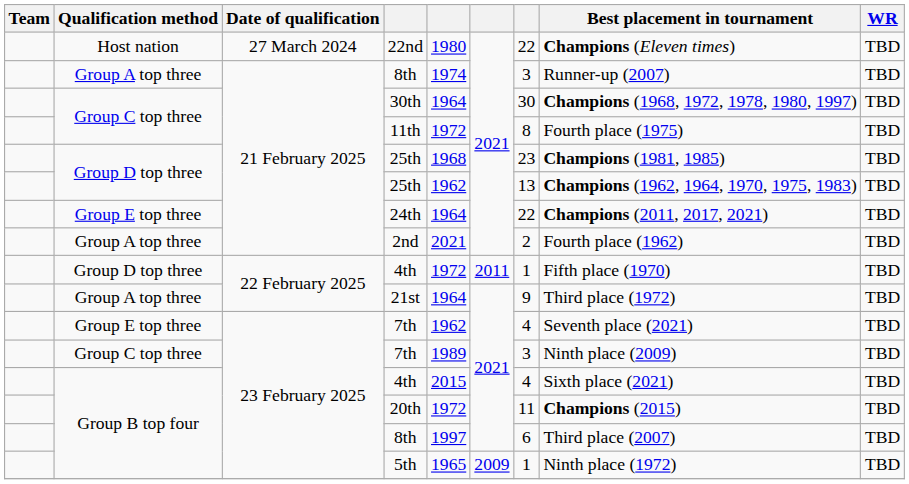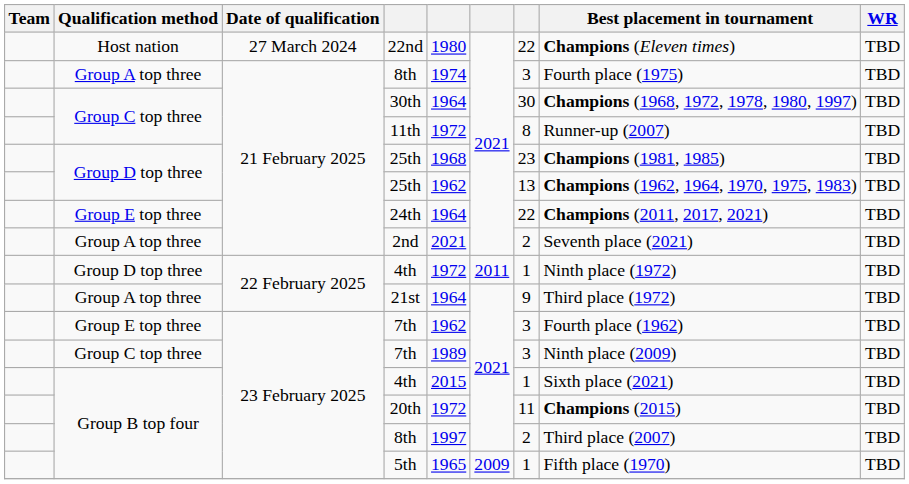(606, 74) Runner-up (2007) -> (613, 74) Fourth place (1975)
(613, 130) Fourth place (1975) -> (606, 130) Runner-up (2007)
(613, 241) Fourth place (1962) -> (618, 241) Seventh place (2021)
(607, 269) Fifth place (1970) -> (610, 269) Ninth place (1972)
(526, 325) 4 -> (526, 325) 3
(618, 325) Seventh place (2021) -> (613, 325) Fourth place (1962)
(526, 381) 4 -> (526, 381) 1
(526, 437) 6 -> (526, 437) 2
(610, 465) Ninth place (1972) -> (607, 465) Fifth place (1970)
